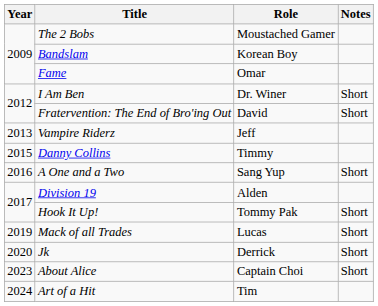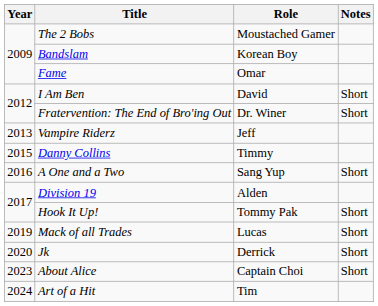(262, 93) Dr. Winer -> (252, 93) David
(252, 113) David -> (262, 113) Dr. Winer
